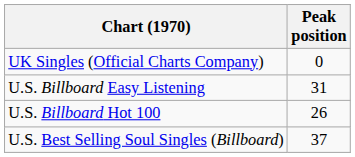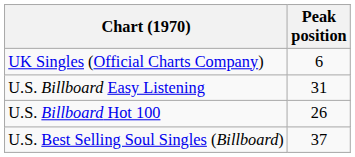(319, 61) 0 -> (319, 61) 6
